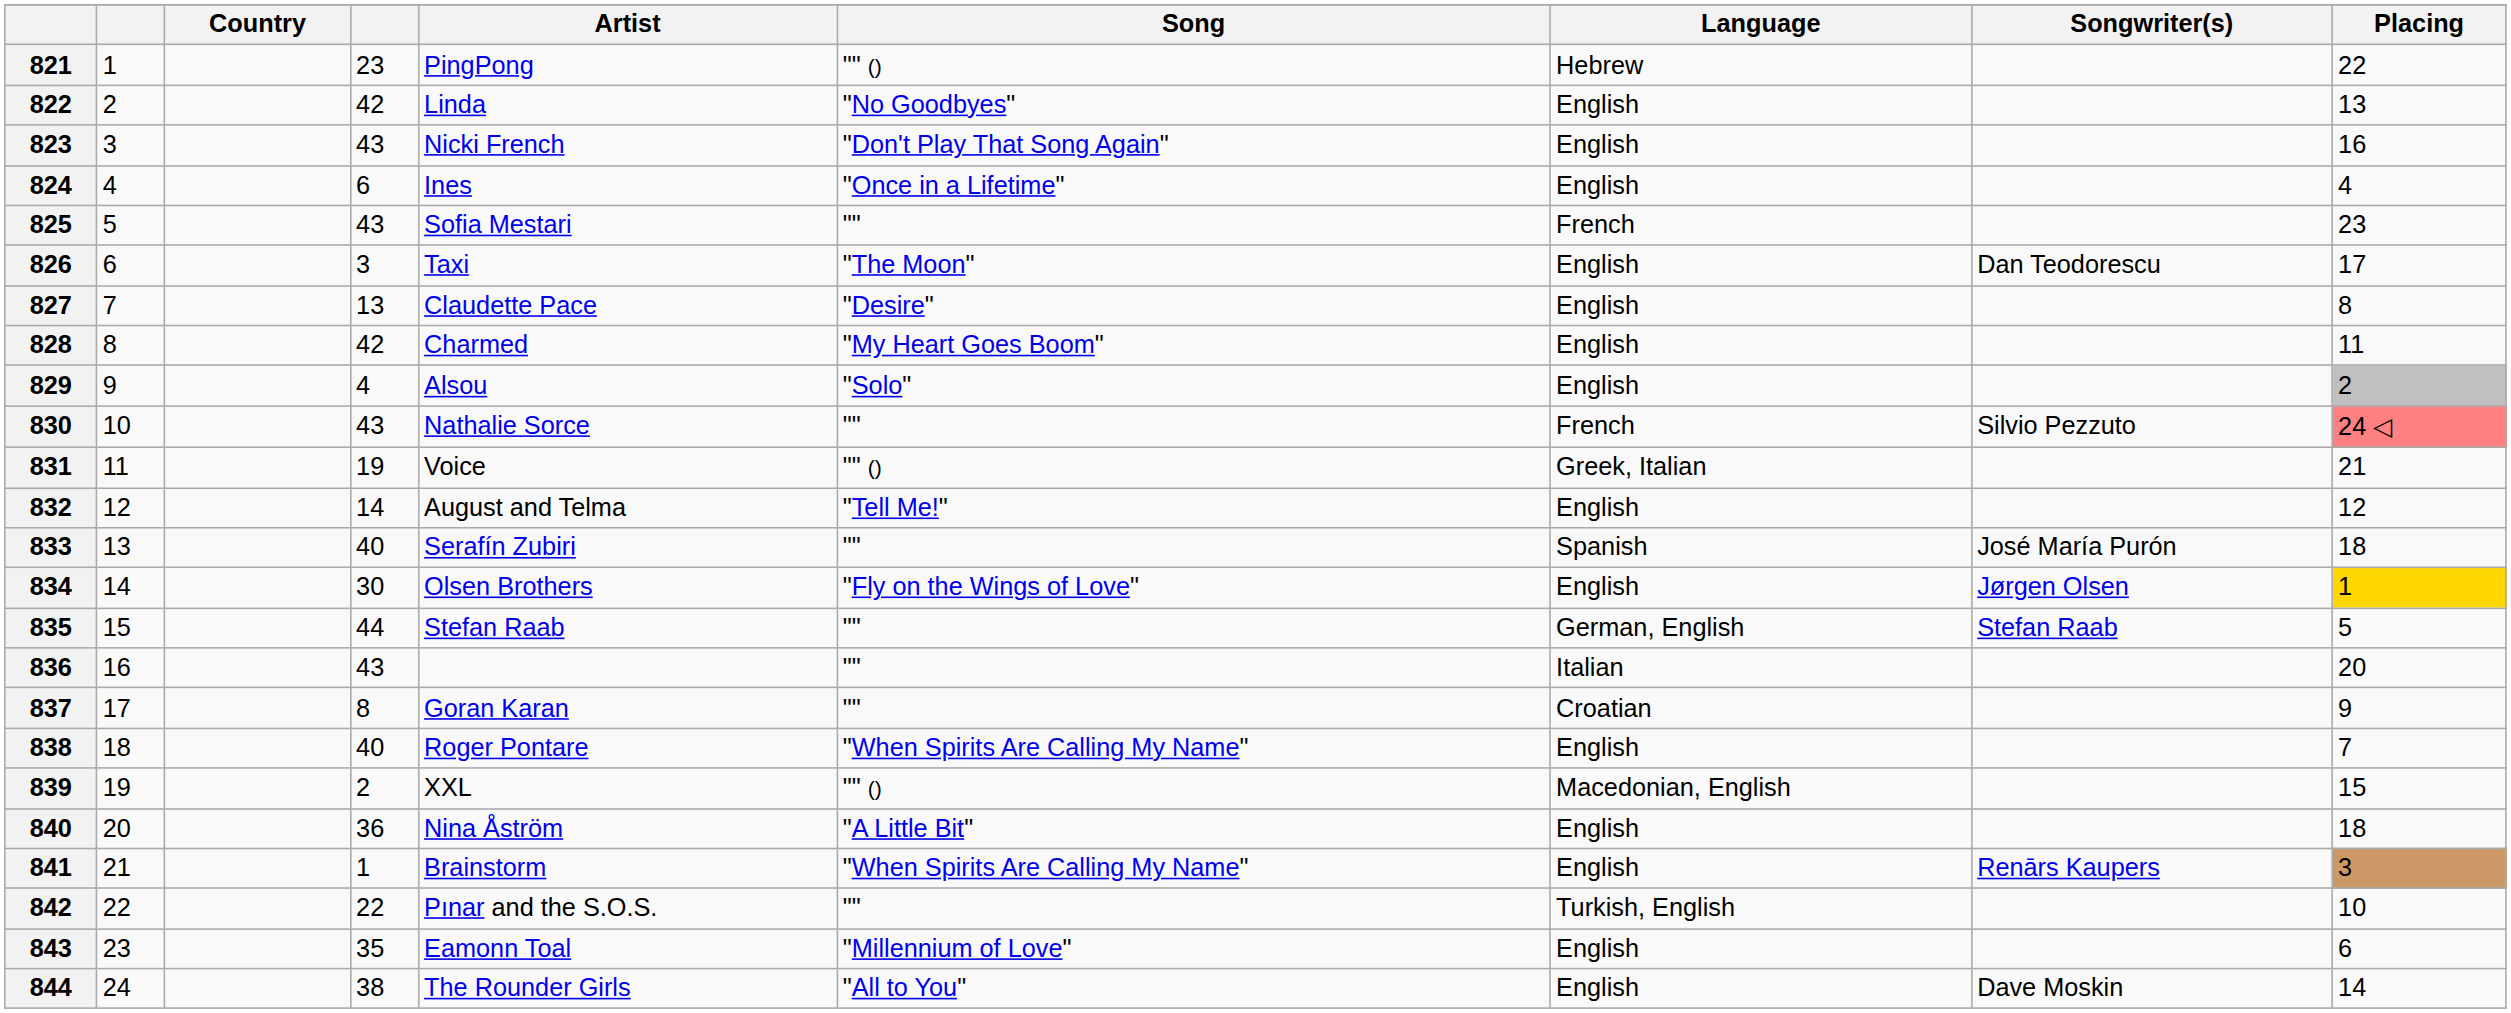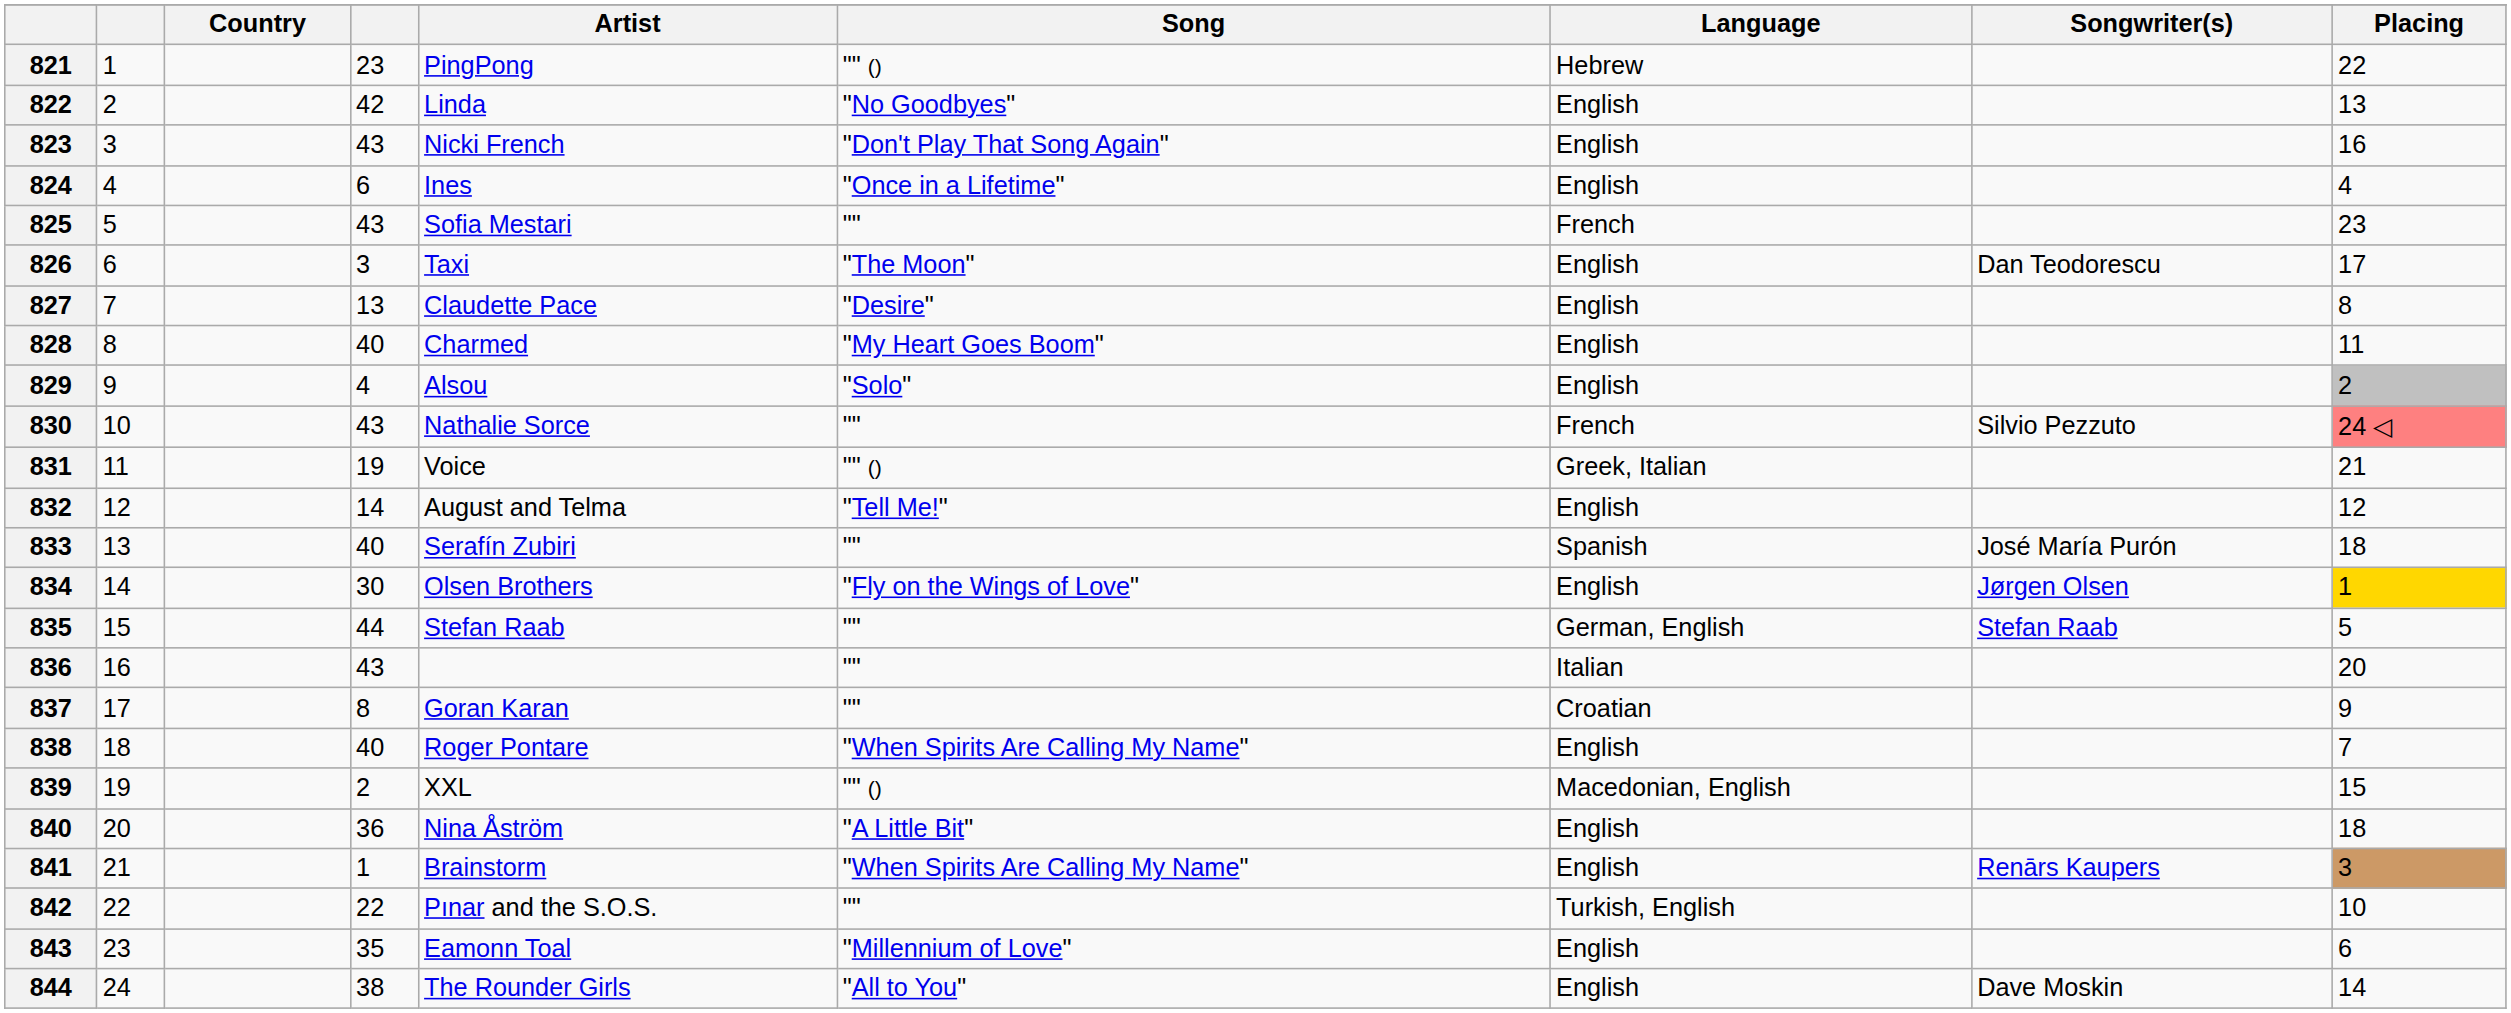(370, 345) 42 -> (370, 345) 40
